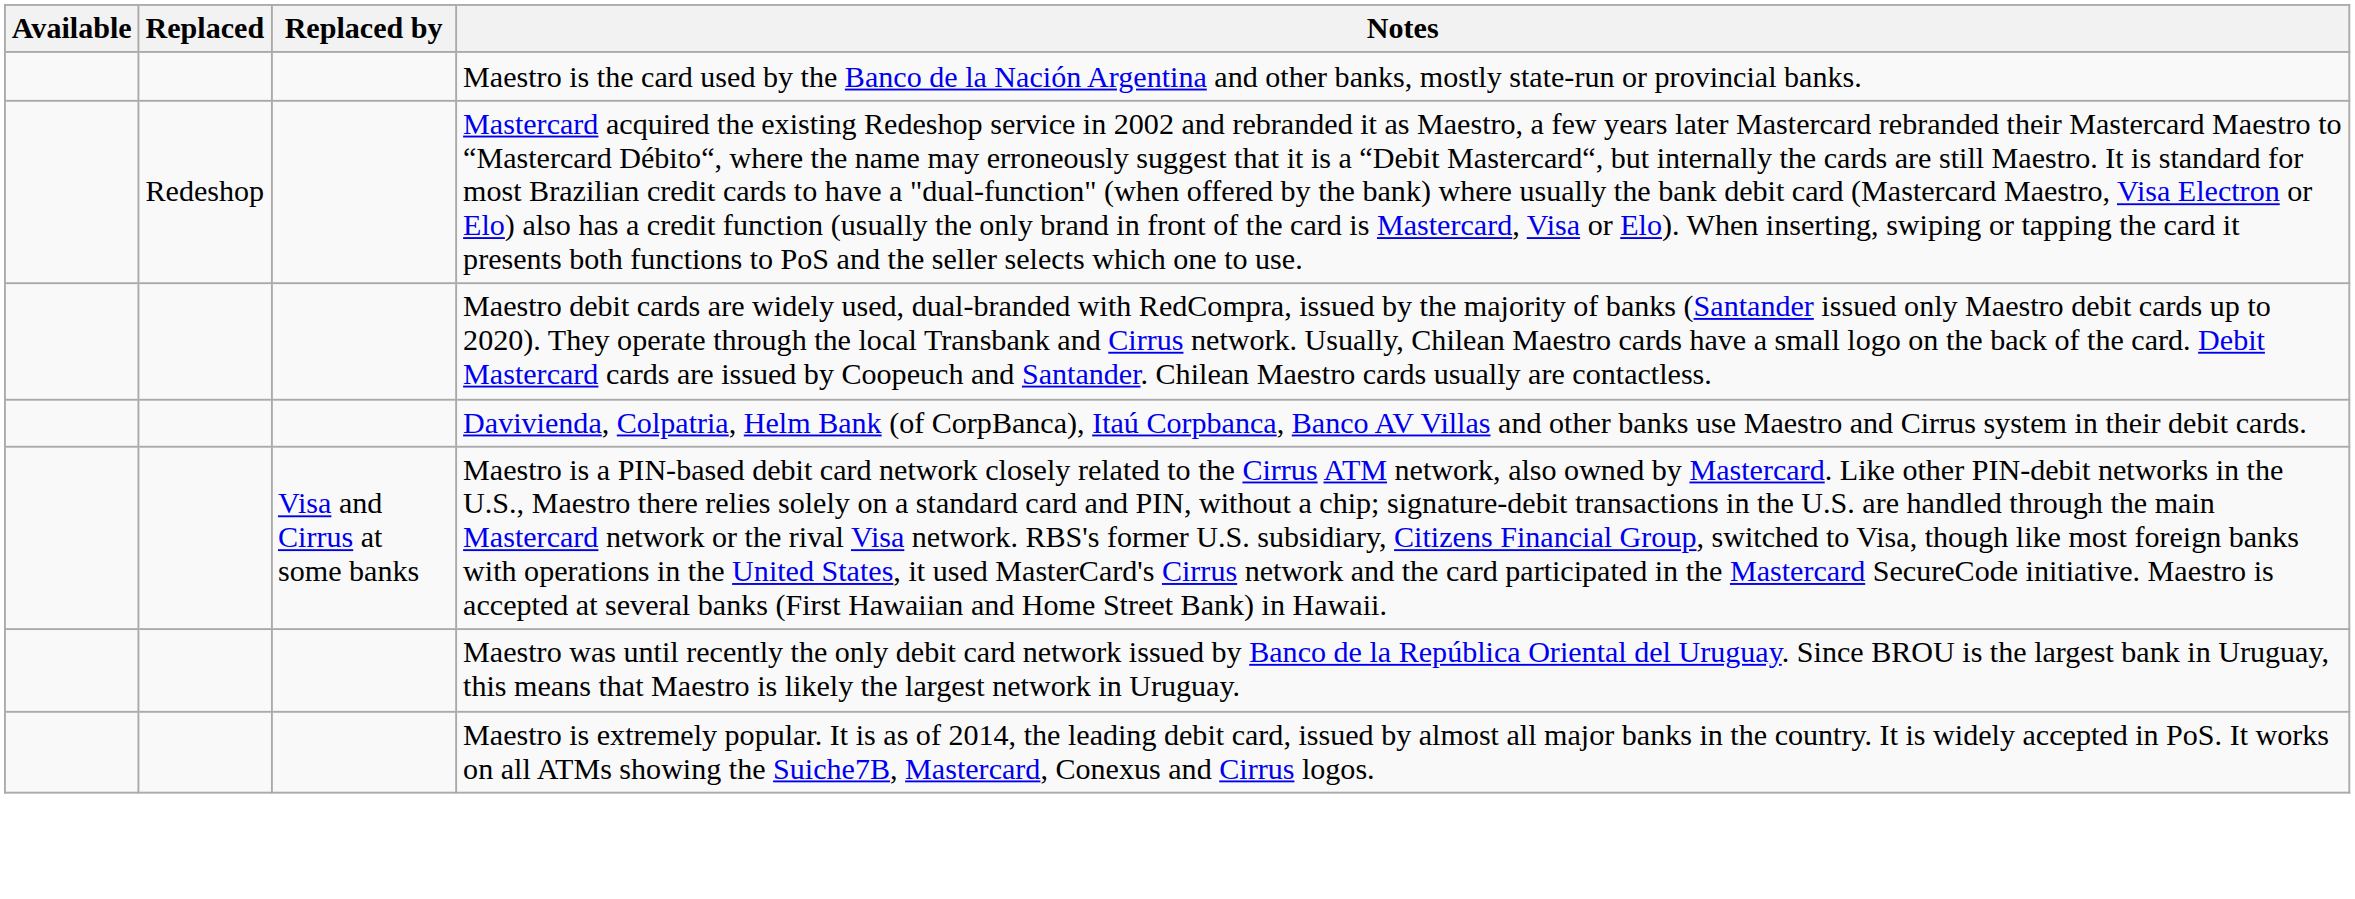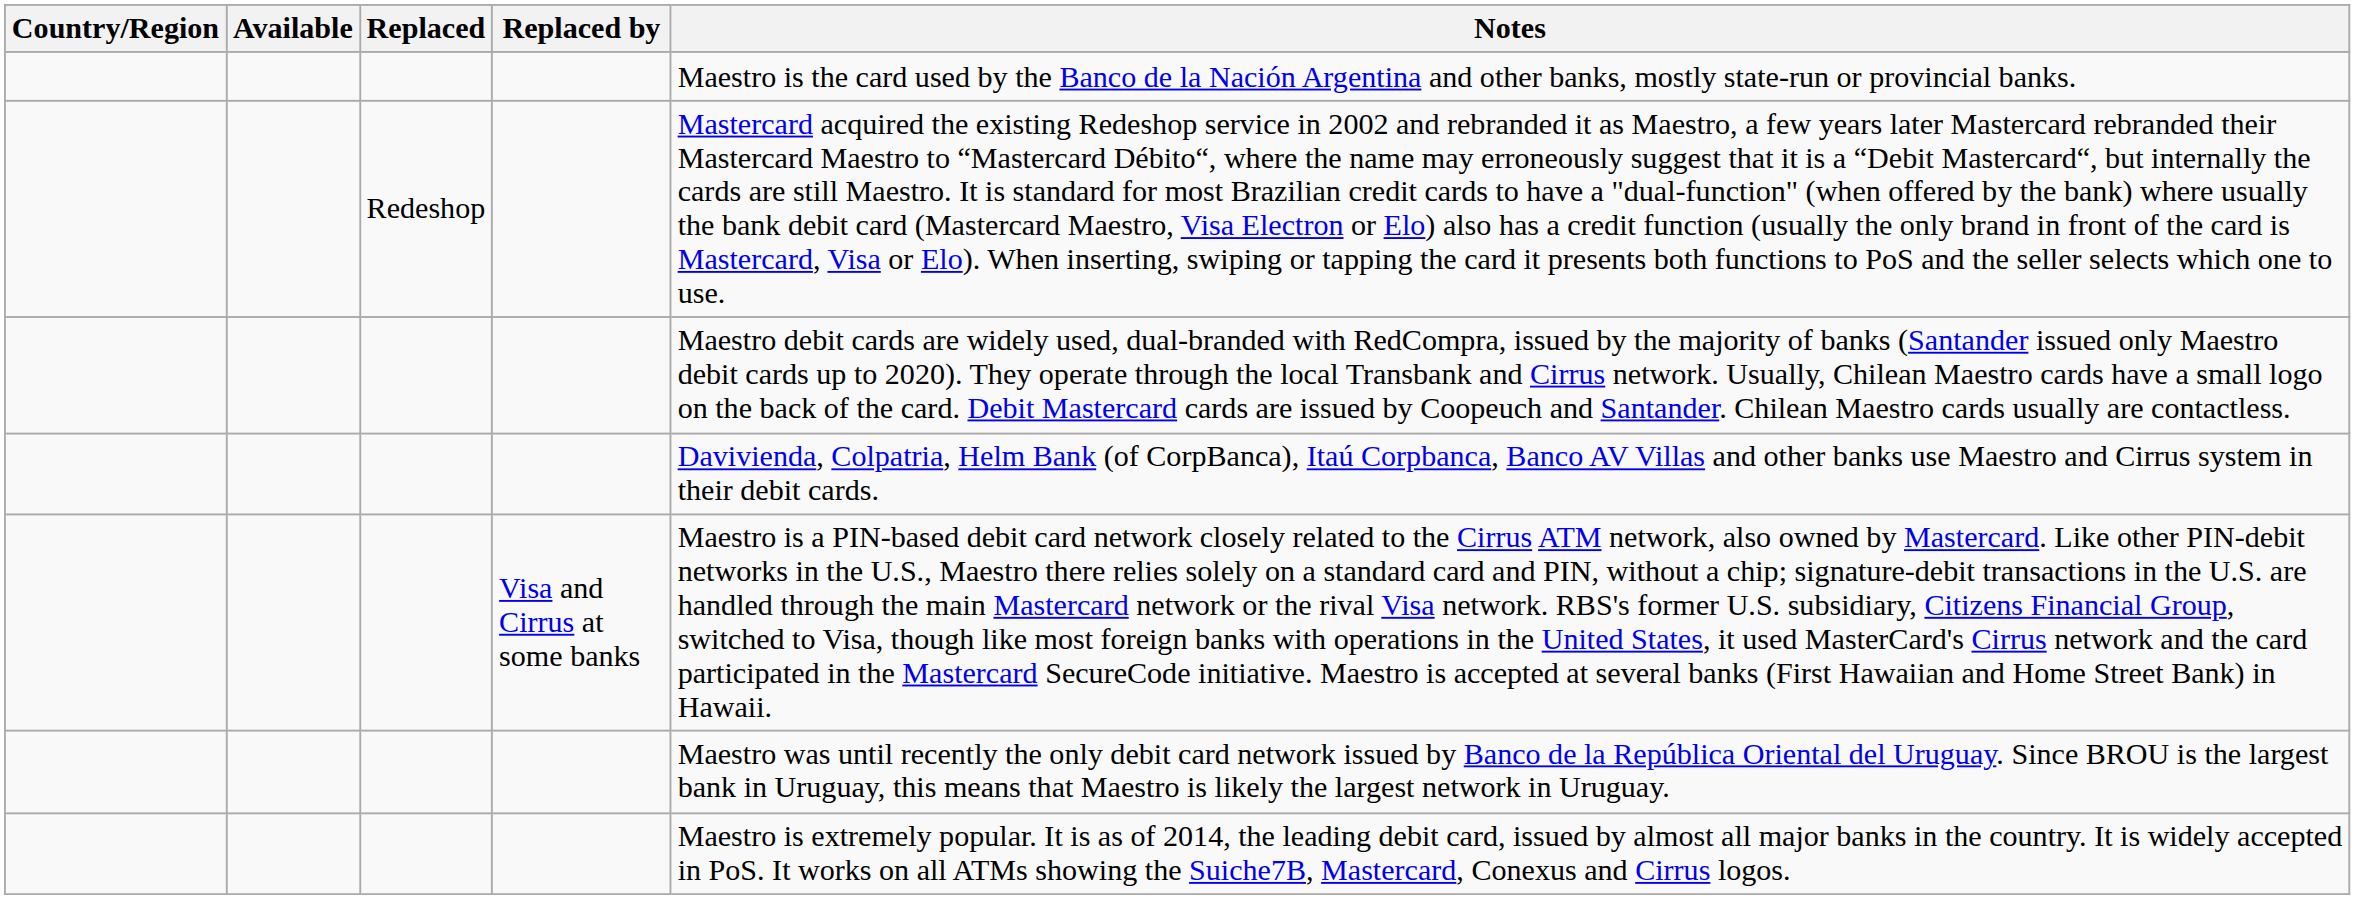+ column: (115, 28)
